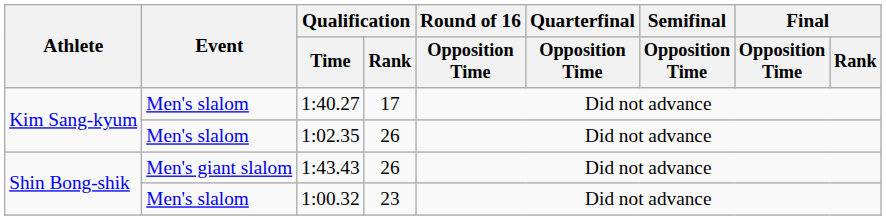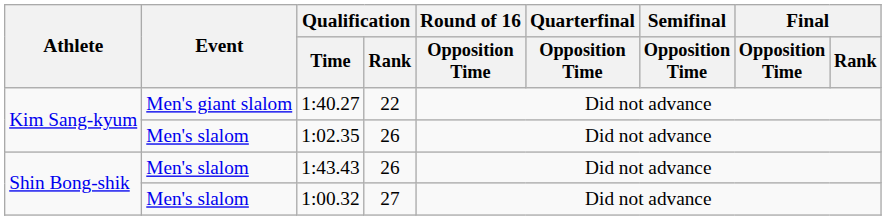(198, 104) Men's slalom -> (219, 104) Men's giant slalom
(390, 104) 17 -> (390, 104) 22
(219, 167) Men's giant slalom -> (198, 167) Men's slalom
(390, 199) 23 -> (390, 199) 27
